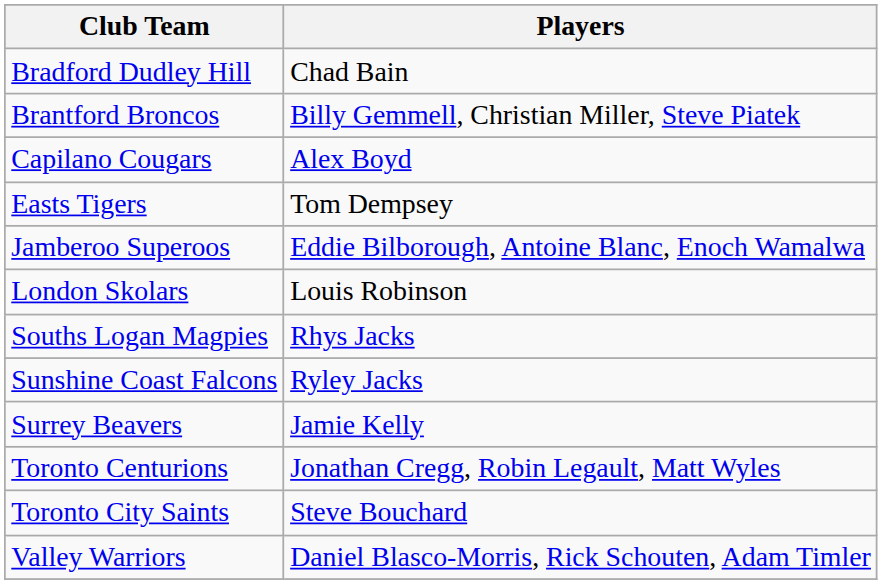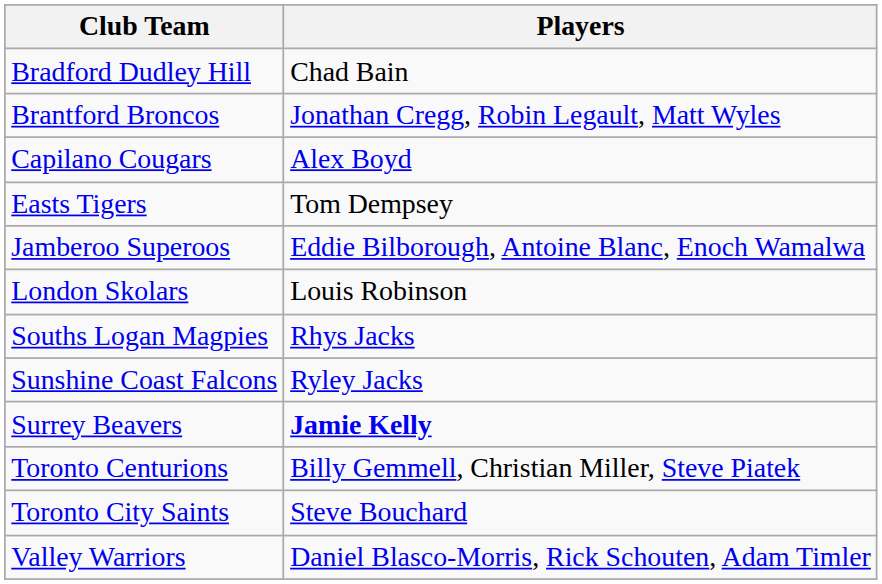(545, 114) Billy Gemmell, Christian Miller, Steve Piatek -> (535, 114) Jonathan Cregg, Robin Legault, Matt Wyles
(357, 423) normal -> (361, 423) bold
(535, 468) Jonathan Cregg, Robin Legault, Matt Wyles -> (545, 468) Billy Gemmell, Christian Miller, Steve Piatek
